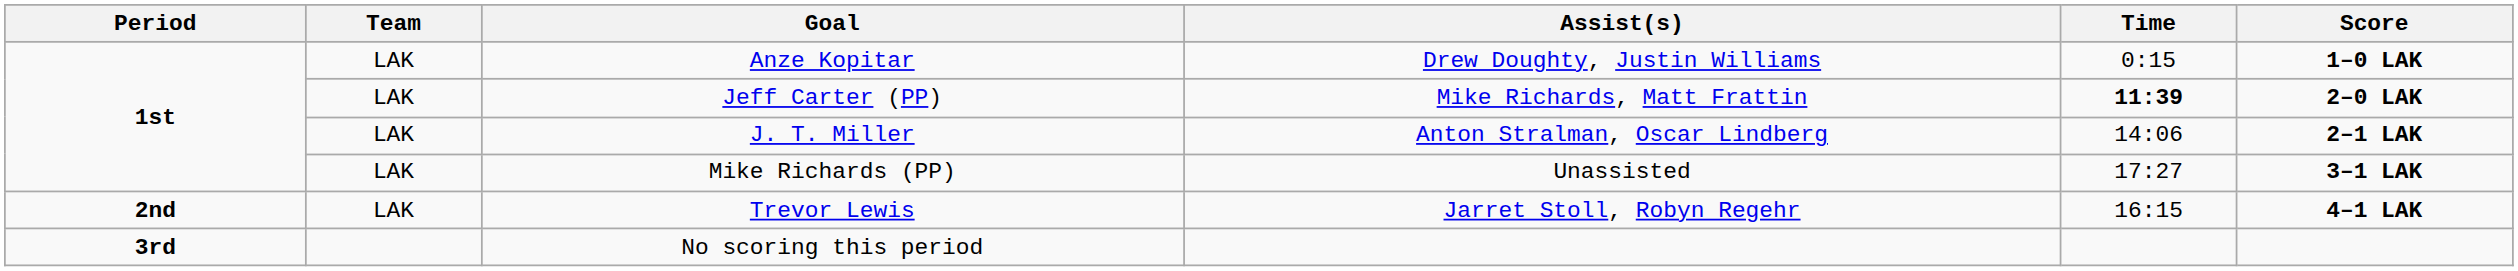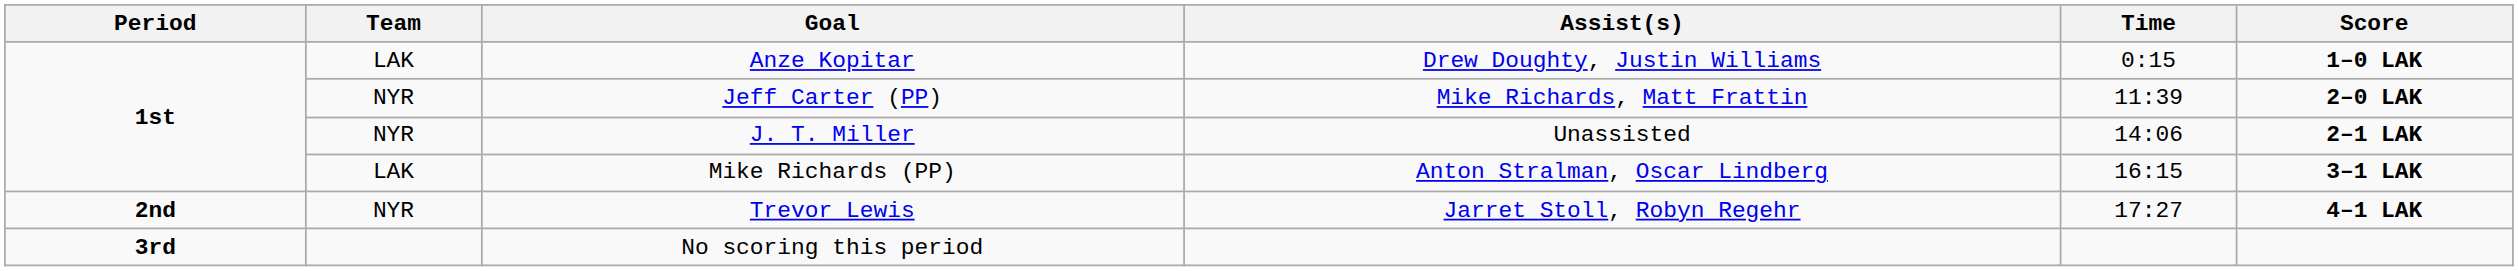(393, 98) LAK -> (393, 98) NYR
(2149, 98) bold -> (2149, 98) normal
(393, 135) LAK -> (393, 135) NYR
(1622, 135) Anton Stralman, Oscar Lindberg -> (1622, 135) Unassisted
(1622, 173) Unassisted -> (1622, 173) Anton Stralman, Oscar Lindberg
(2149, 173) 17:27 -> (2149, 173) 16:15
(393, 210) LAK -> (393, 210) NYR
(2149, 210) 16:15 -> (2149, 210) 17:27
